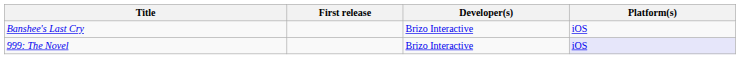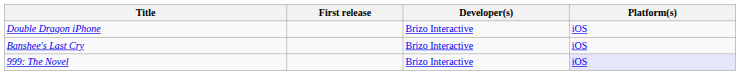+ row: (54, 29)
